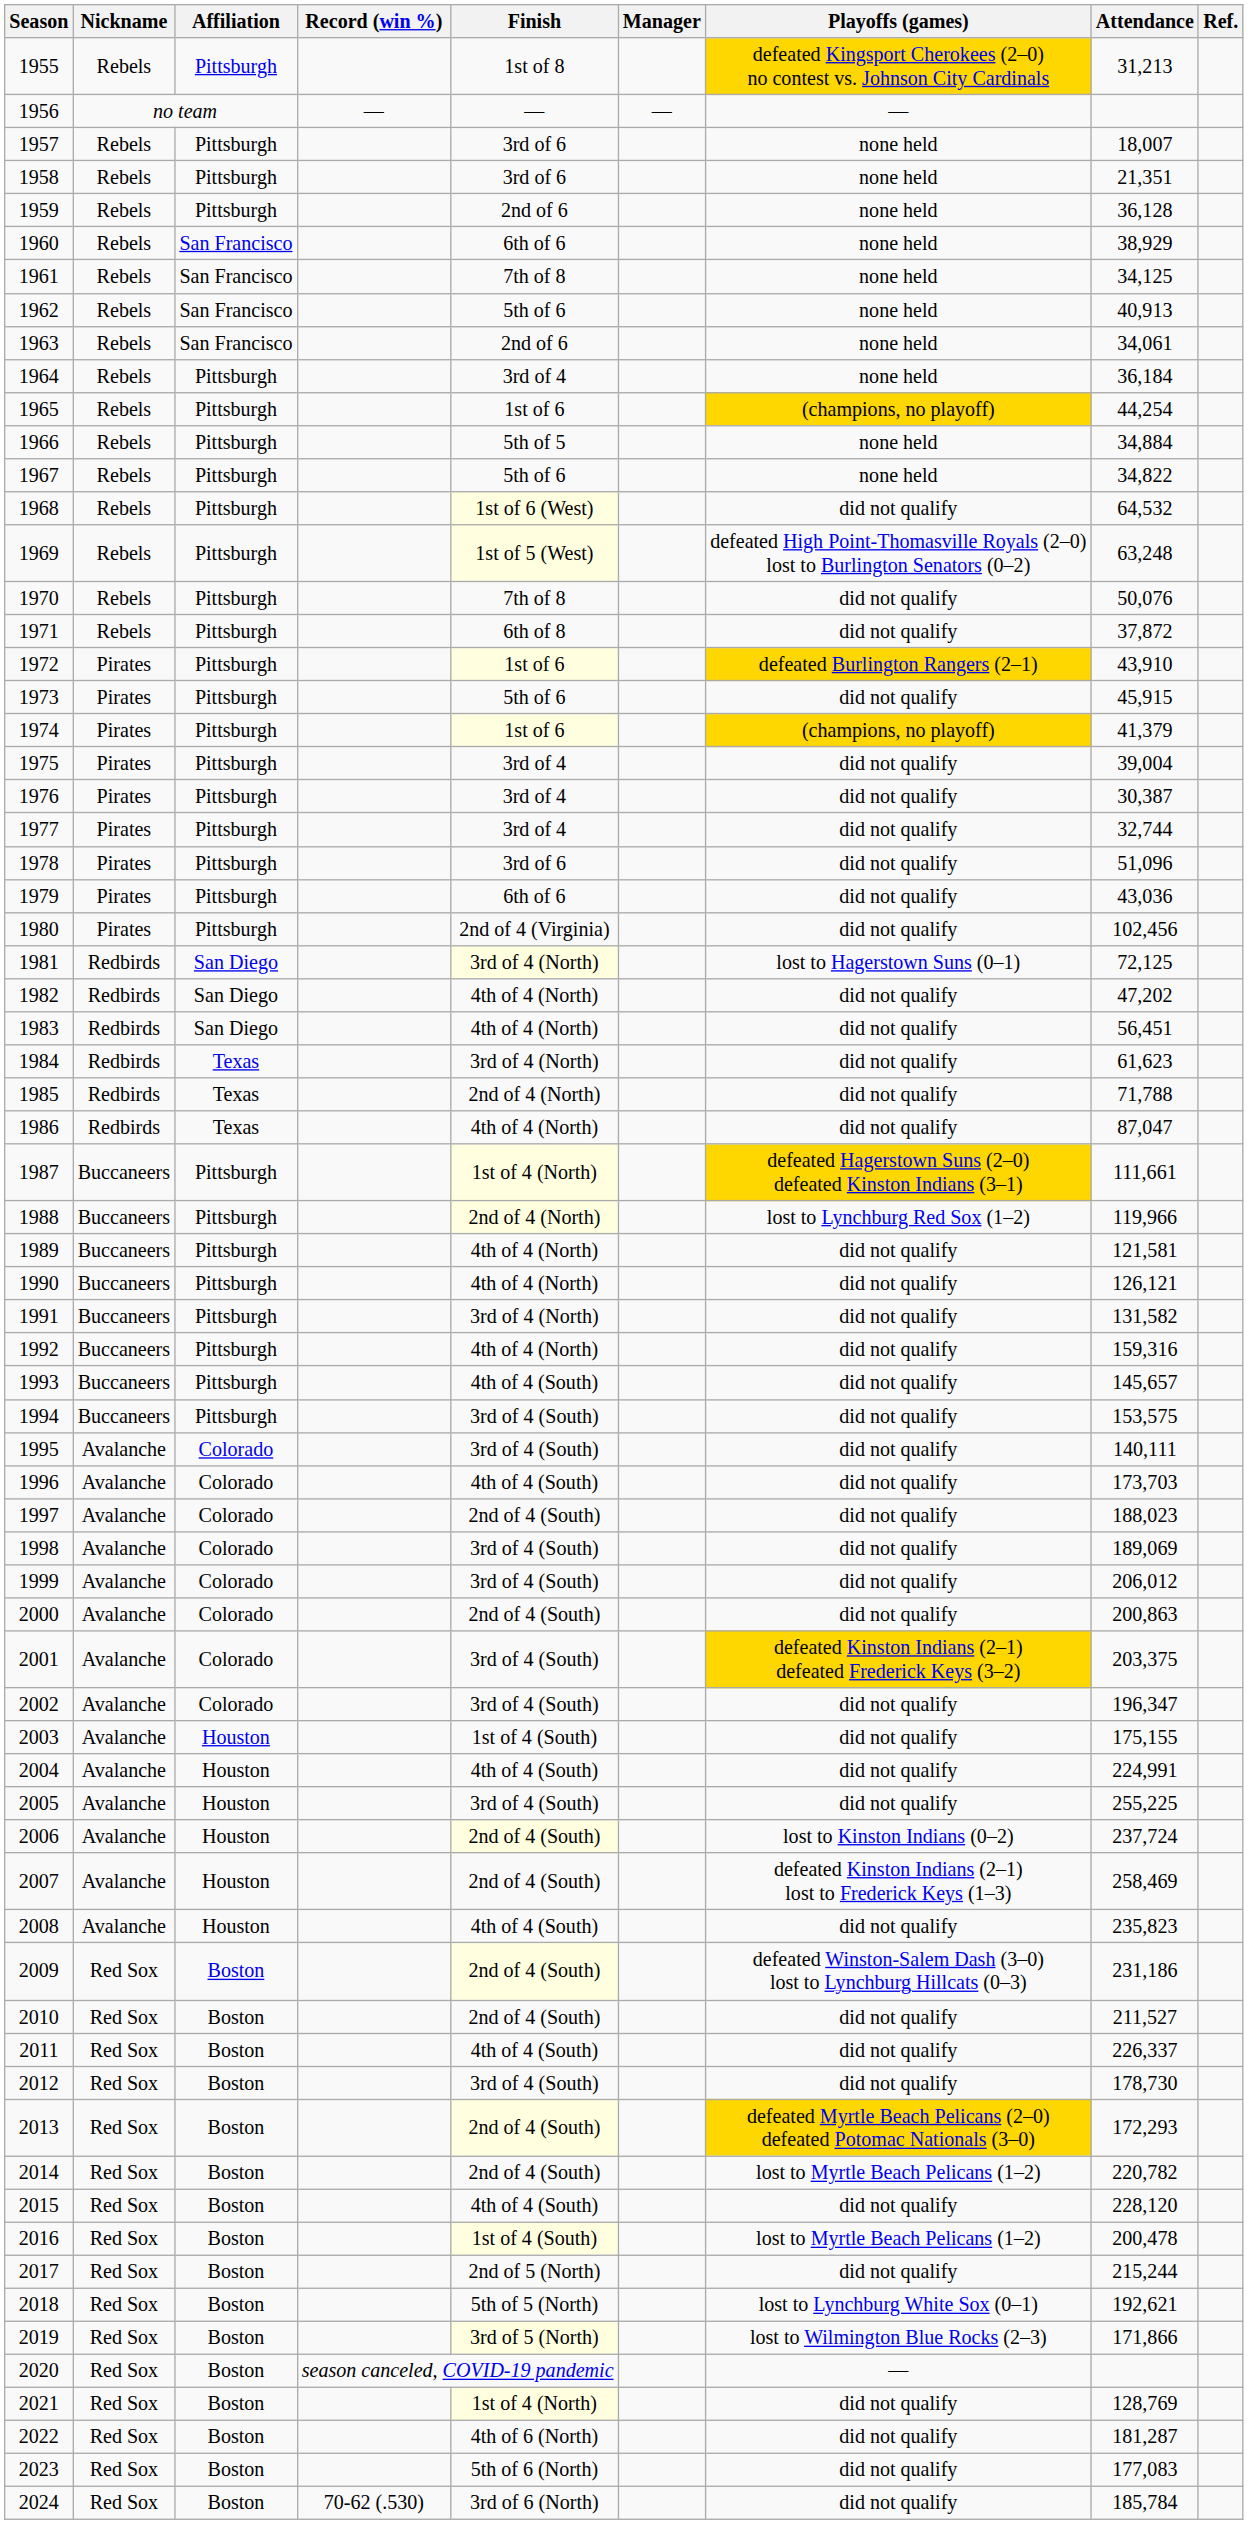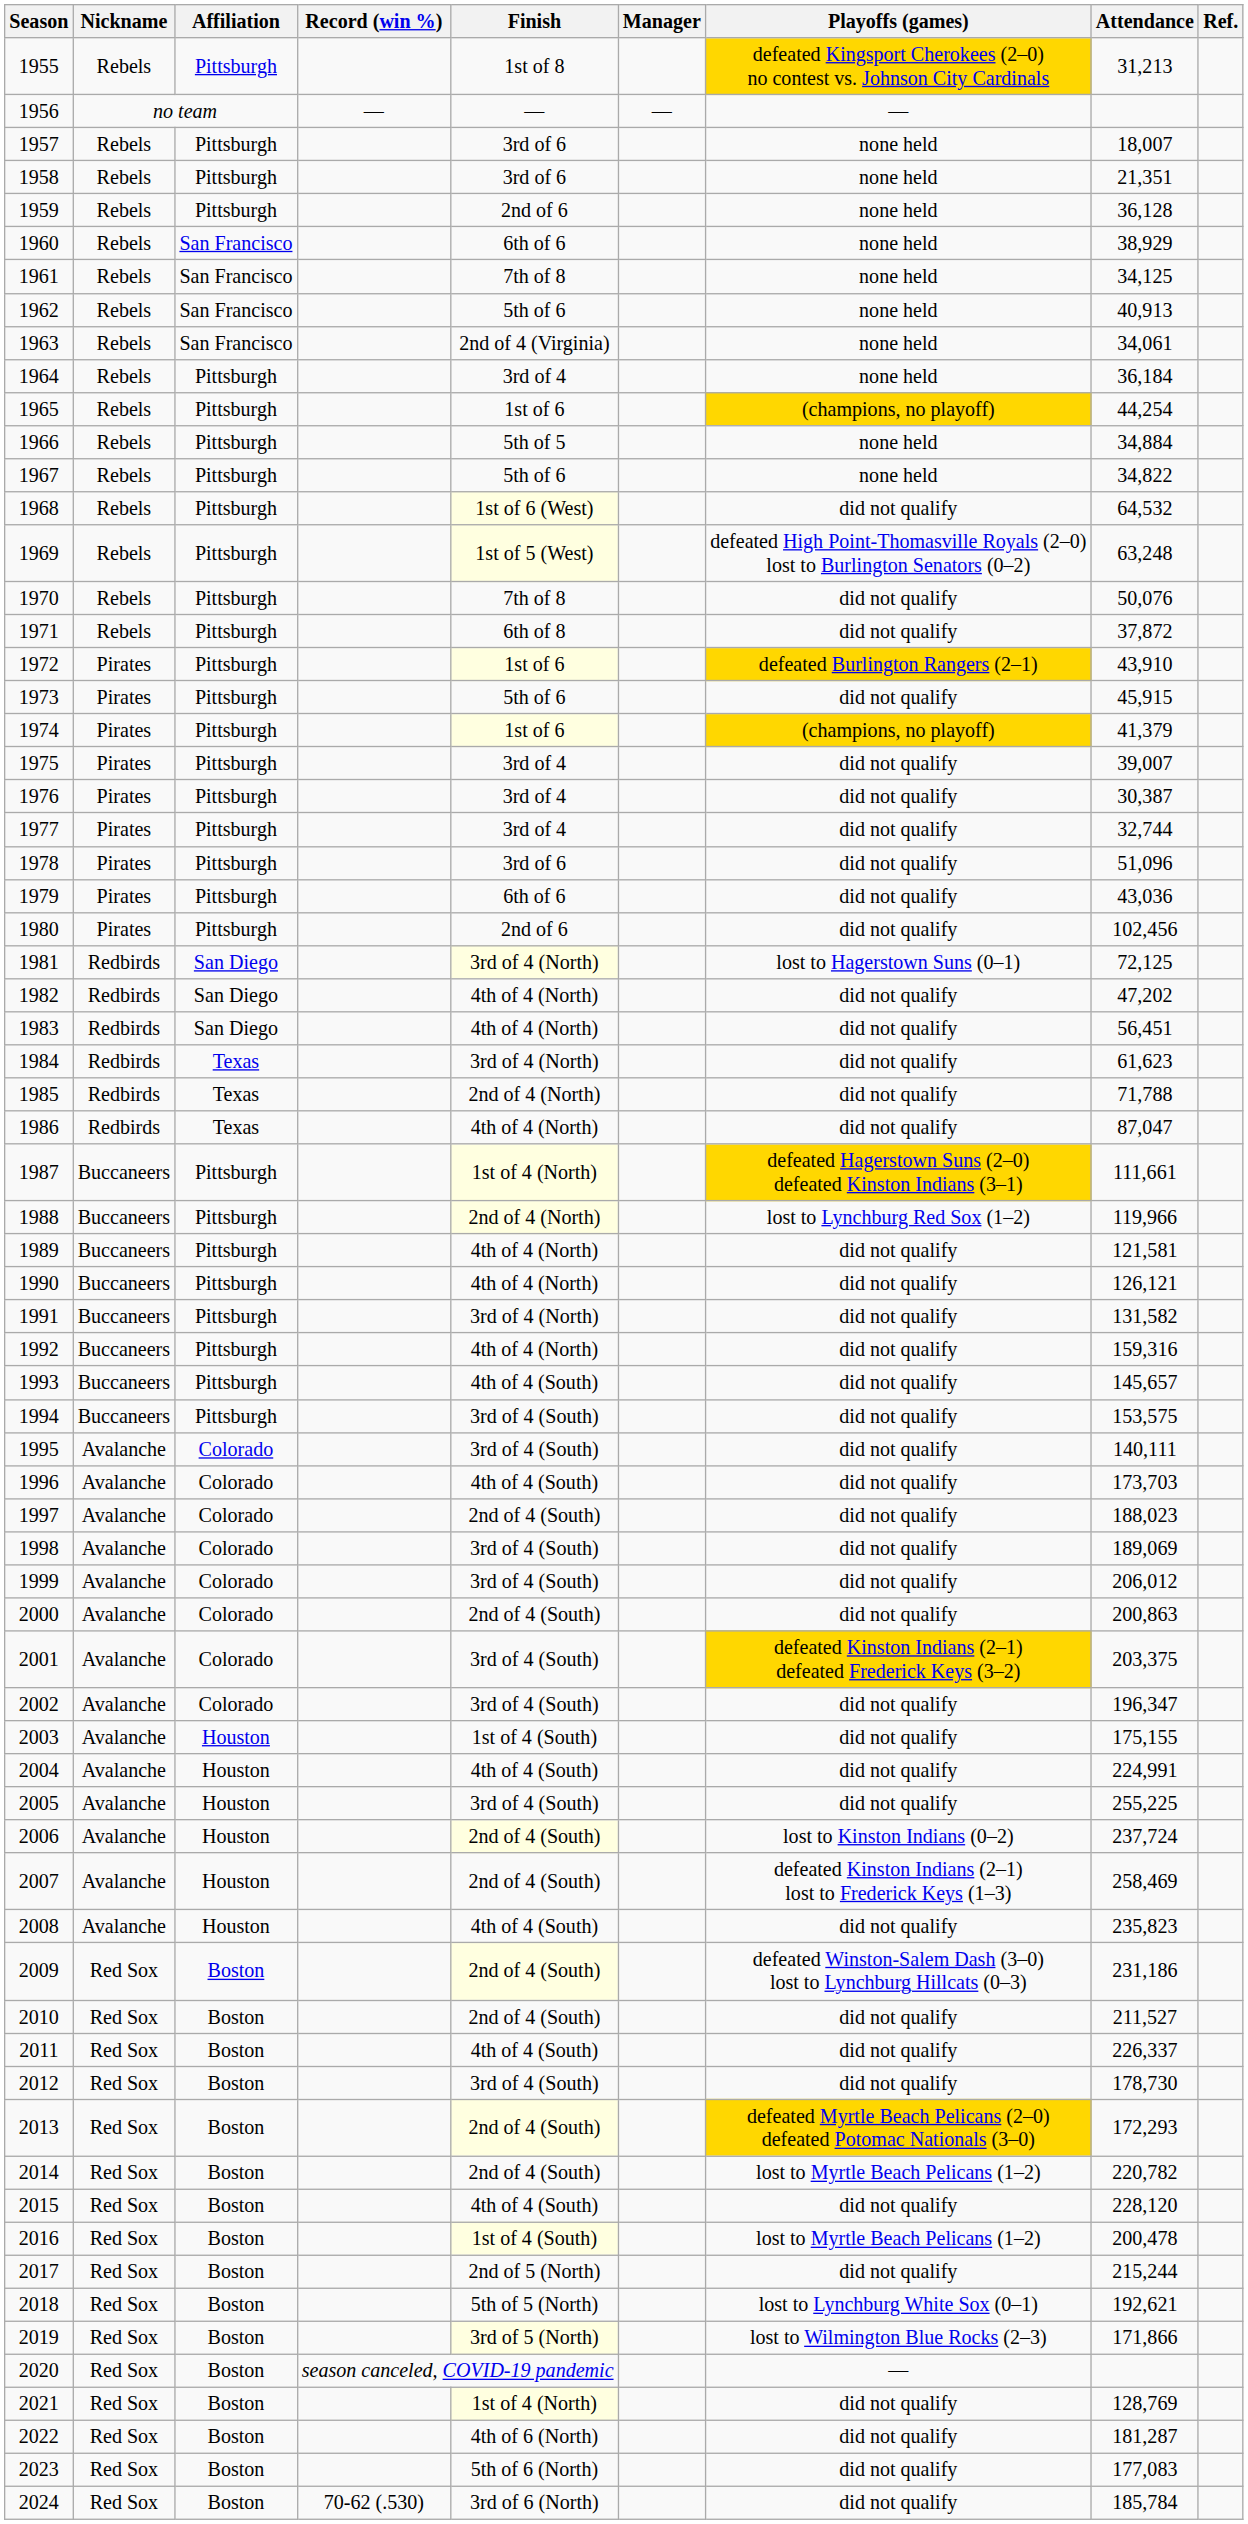(534, 342) 2nd of 6 -> (534, 342) 2nd of 4 (Virginia)
(1145, 763) 39,004 -> (1145, 763) 39,007
(534, 928) 2nd of 4 (Virginia) -> (534, 928) 2nd of 6
